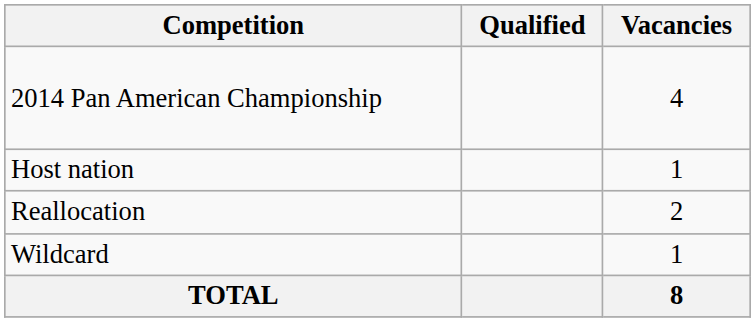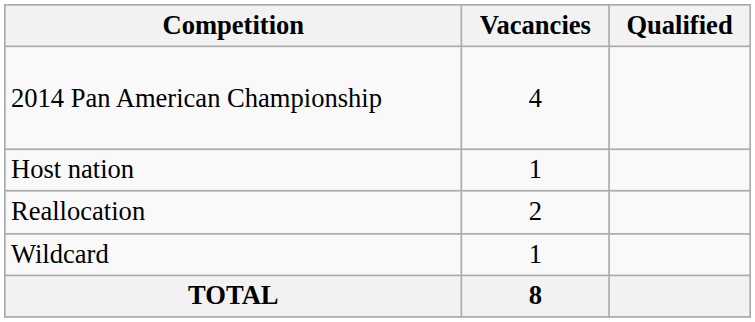columns swapped: (677, 25) <-> (532, 25)
